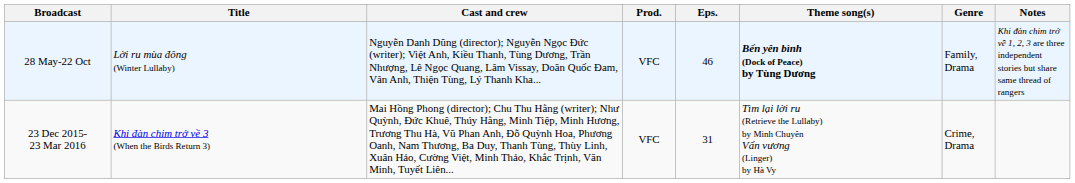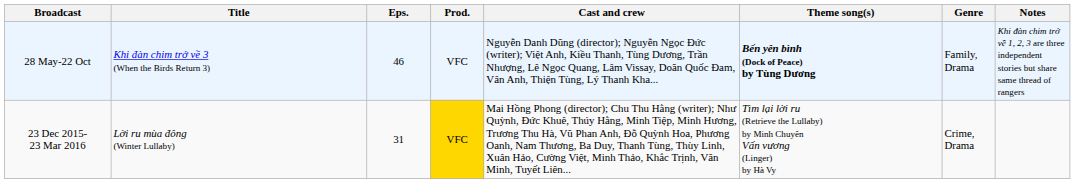columns swapped: (708, 13) <-> (494, 13)
(150, 60) Lời ru mùa đông (Winter Lullaby) -> (162, 60) Khi đàn chim trở về 3 (When the Birds Return 3)
(162, 139) Khi đàn chim trở về 3 (When the Birds Return 3) -> (150, 139) Lời ru mùa đông (Winter Lullaby)
(649, 139) no background -> (457, 139) gold background
